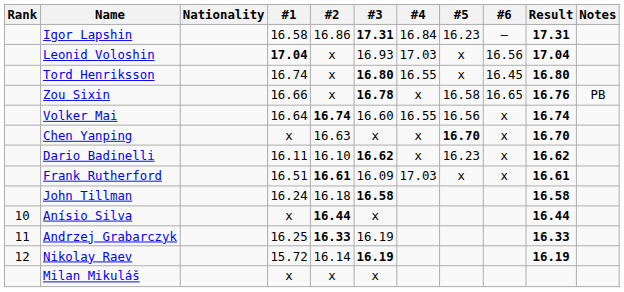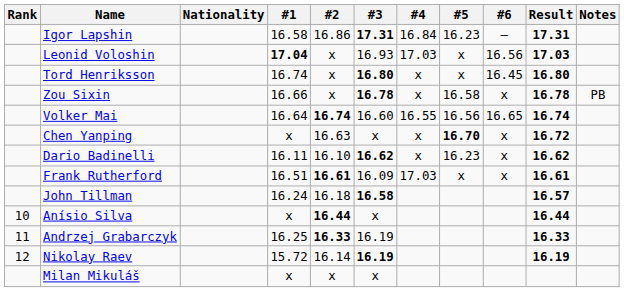(551, 55) 17.04 -> (551, 55) 17.03
(418, 75) 16.55 -> (418, 75) x
(504, 95) 16.65 -> (504, 95) x
(551, 95) 16.76 -> (551, 95) 16.78
(504, 115) x -> (504, 115) 16.65
(551, 135) 16.70 -> (551, 135) 16.72
(551, 196) 16.58 -> (551, 196) 16.57
